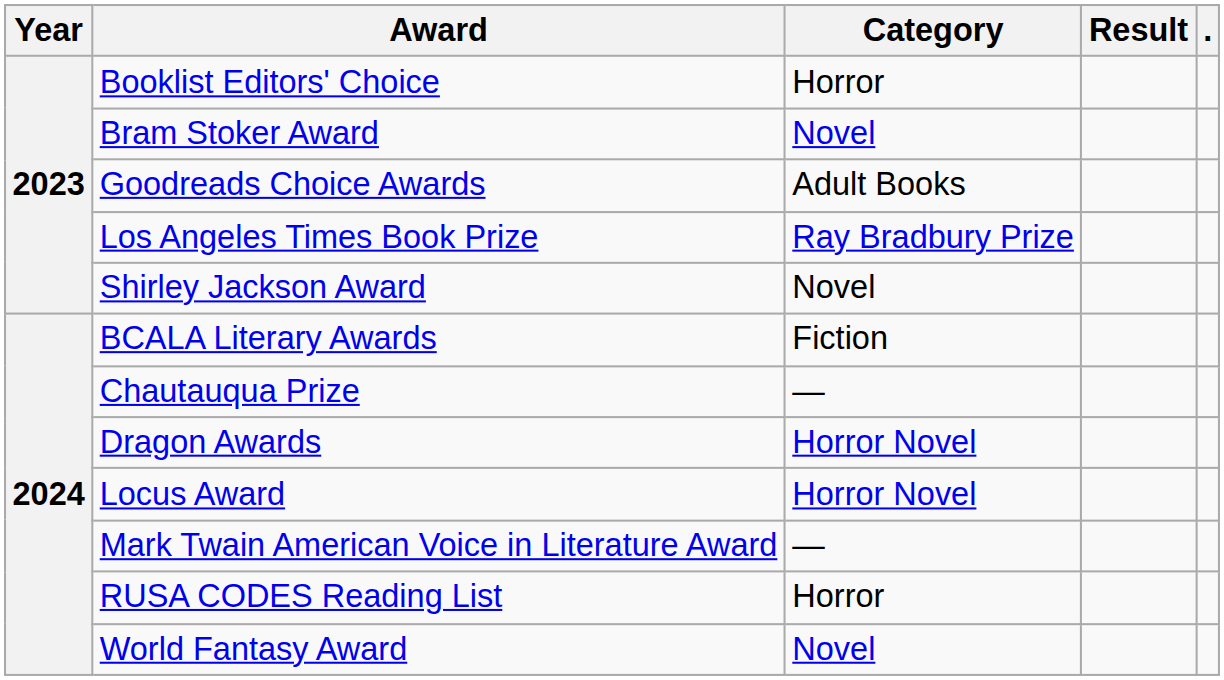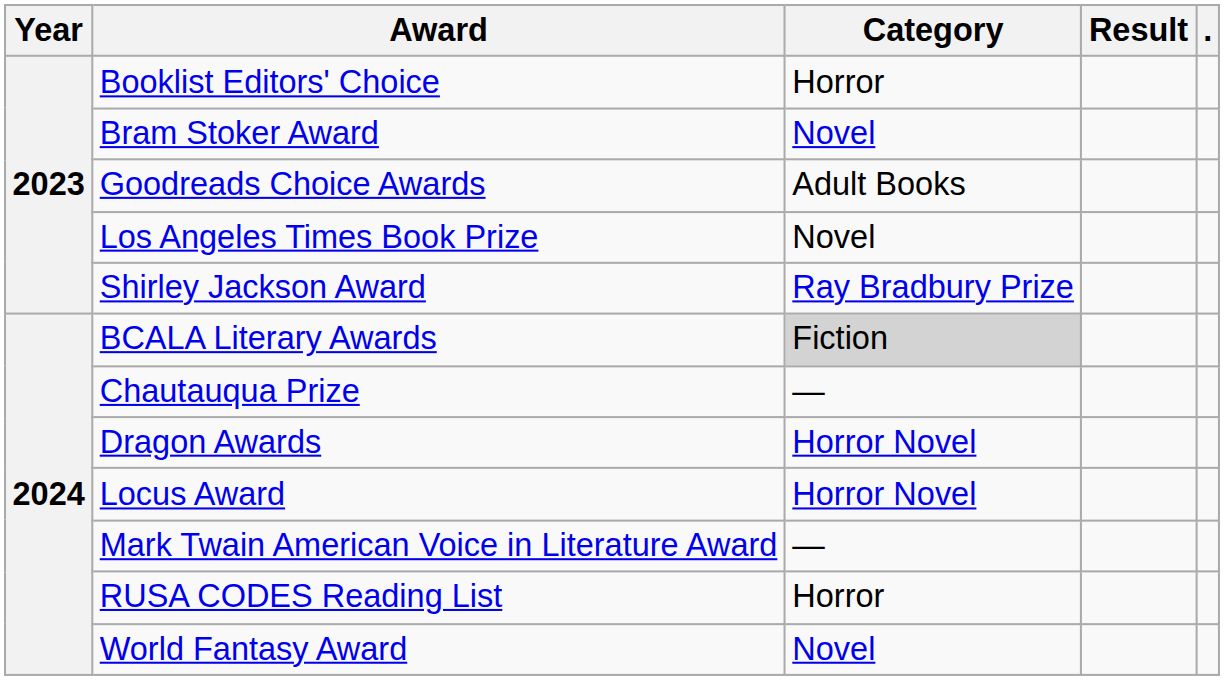(933, 236) Ray Bradbury Prize -> (834, 236) Novel
(834, 287) Novel -> (933, 287) Ray Bradbury Prize
(840, 339) no background -> (840, 339) lightgrey background
